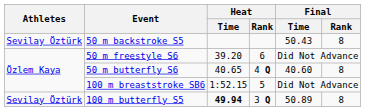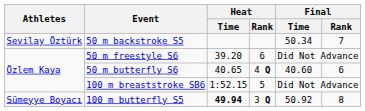(299, 41) 50.43 -> (299, 41) 50.34
(341, 41) 8 -> (341, 41) 7
(341, 70) 8 -> (341, 70) 6
(44, 99) Sevilay Öztürk -> (44, 99) Sümeyye Boyacı
(299, 99) 50.89 -> (299, 99) 50.92
